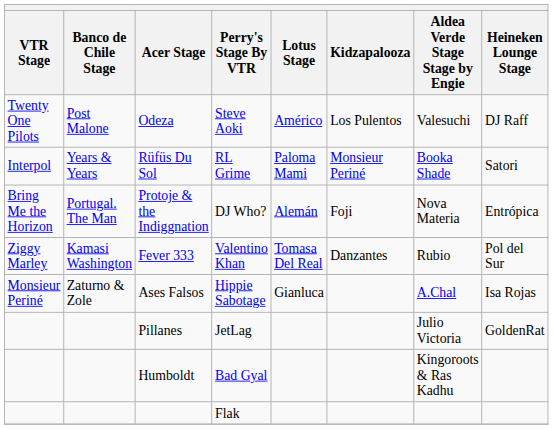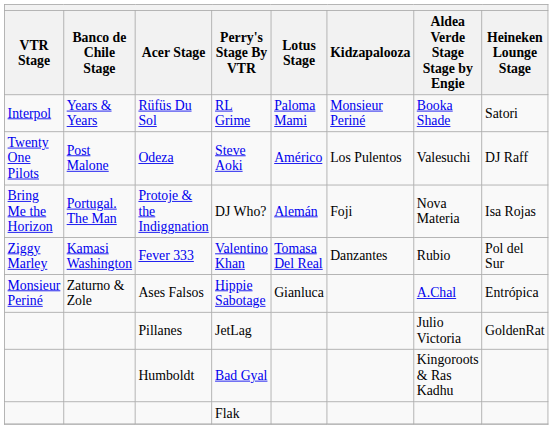rows swapped: (156, 120) <-> (165, 166)
(512, 211) Entrópica -> (510, 211) Isa Rojas
(510, 293) Isa Rojas -> (512, 293) Entrópica
